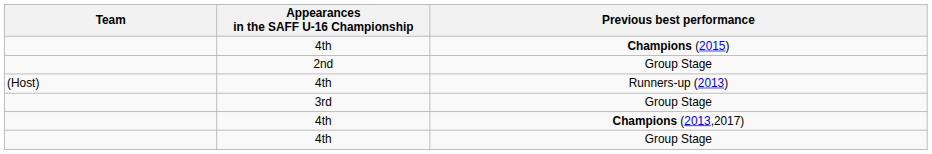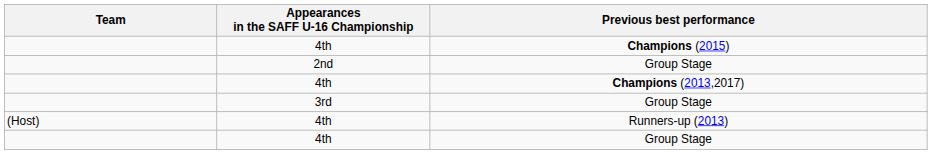rows swapped: (323, 121) <-> (323, 83)
